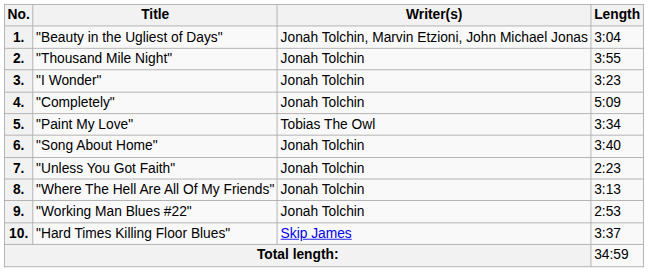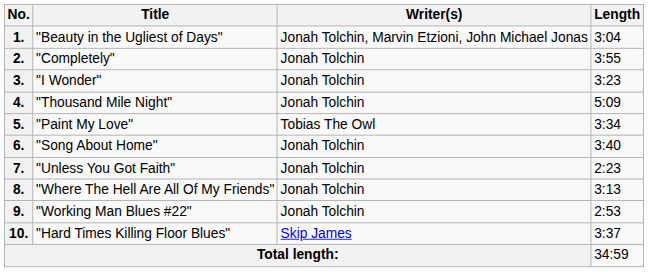(104, 59) "Thousand Mile Night" -> (75, 59) "Completely"
(75, 102) "Completely" -> (104, 102) "Thousand Mile Night"
